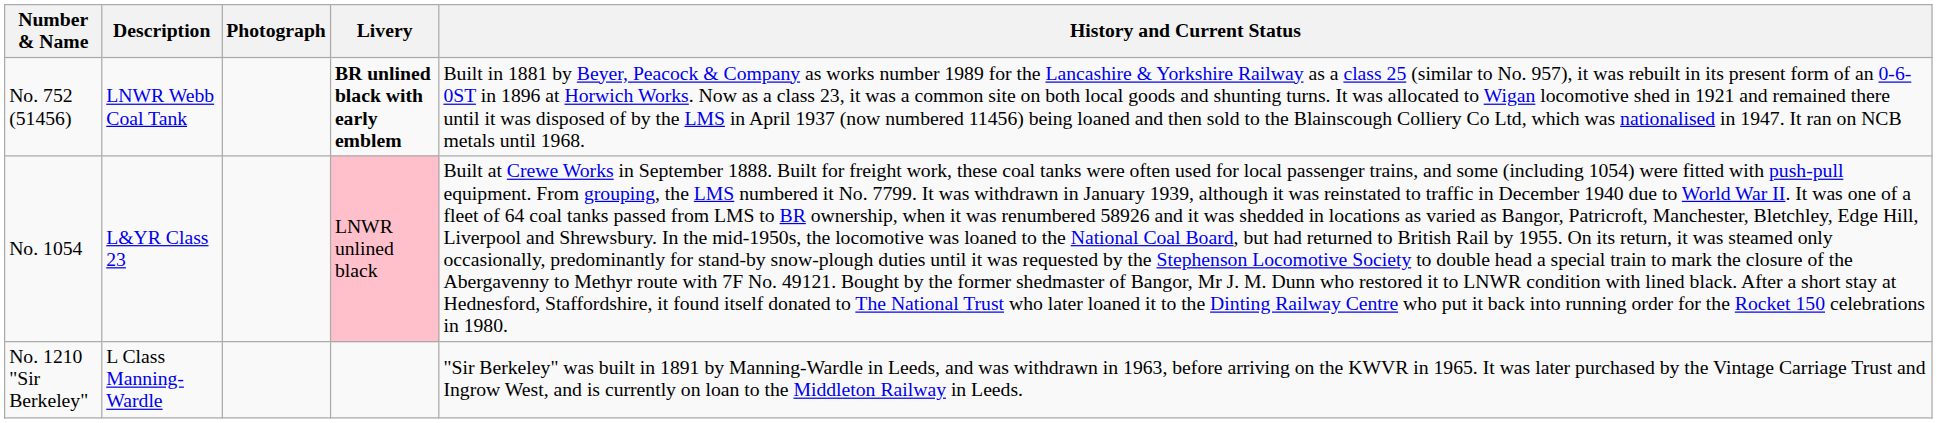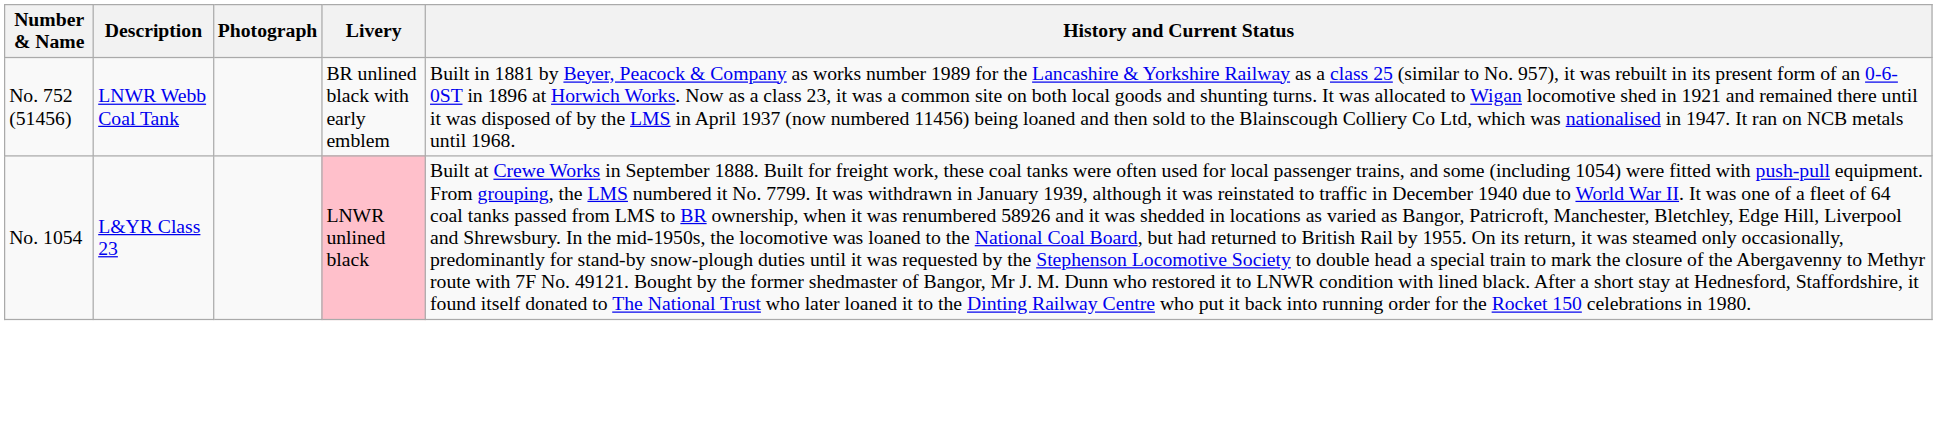(383, 106) bold -> (371, 106) normal
- row: (49, 379)
